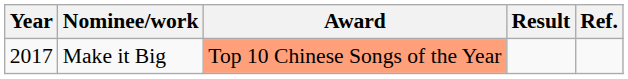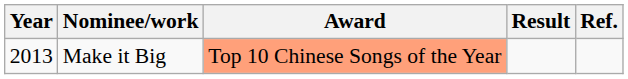(31, 55) 2017 -> (31, 55) 2013
